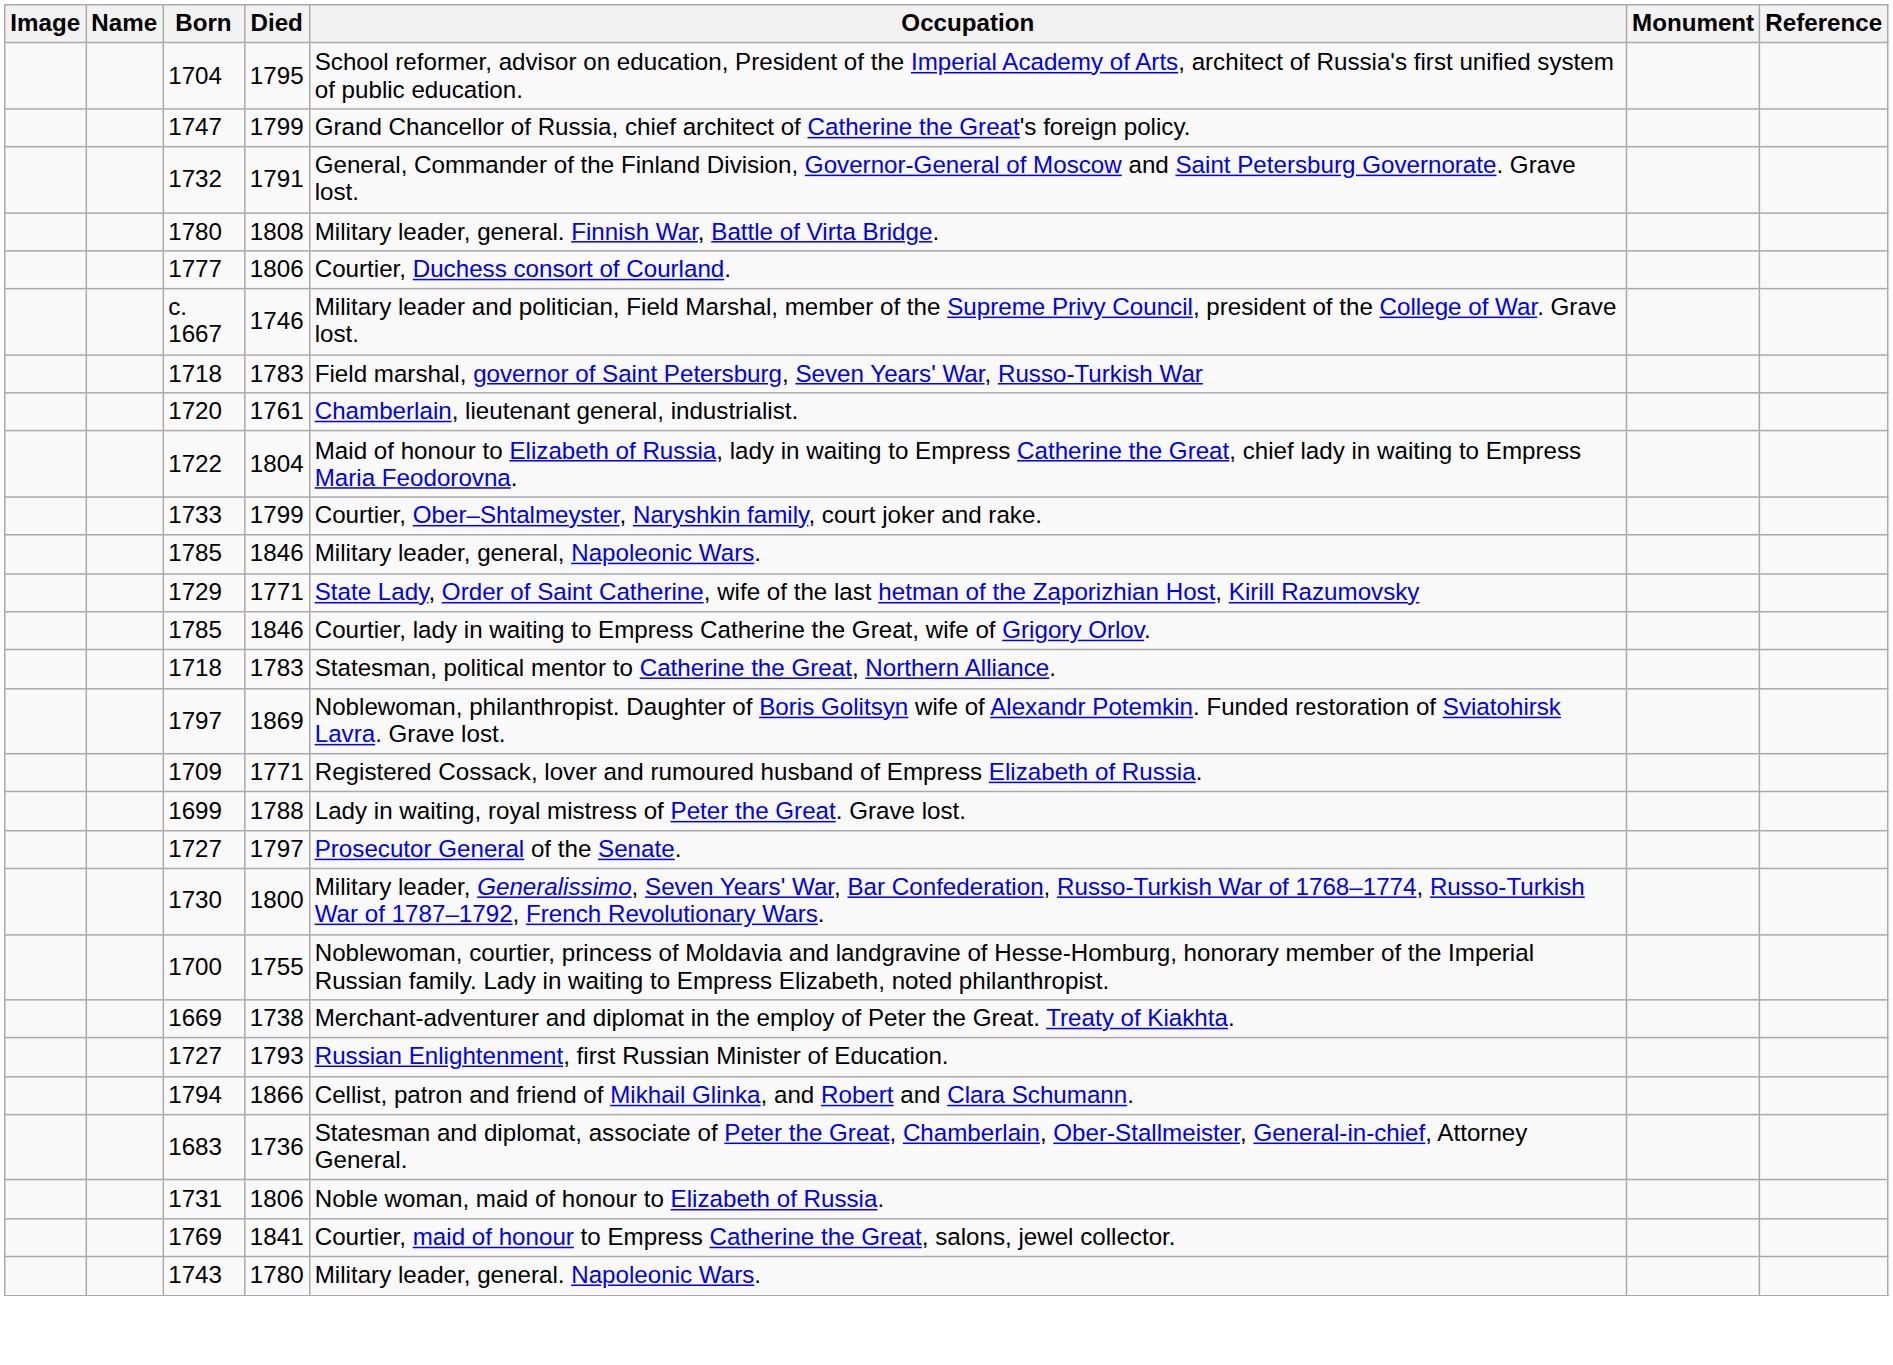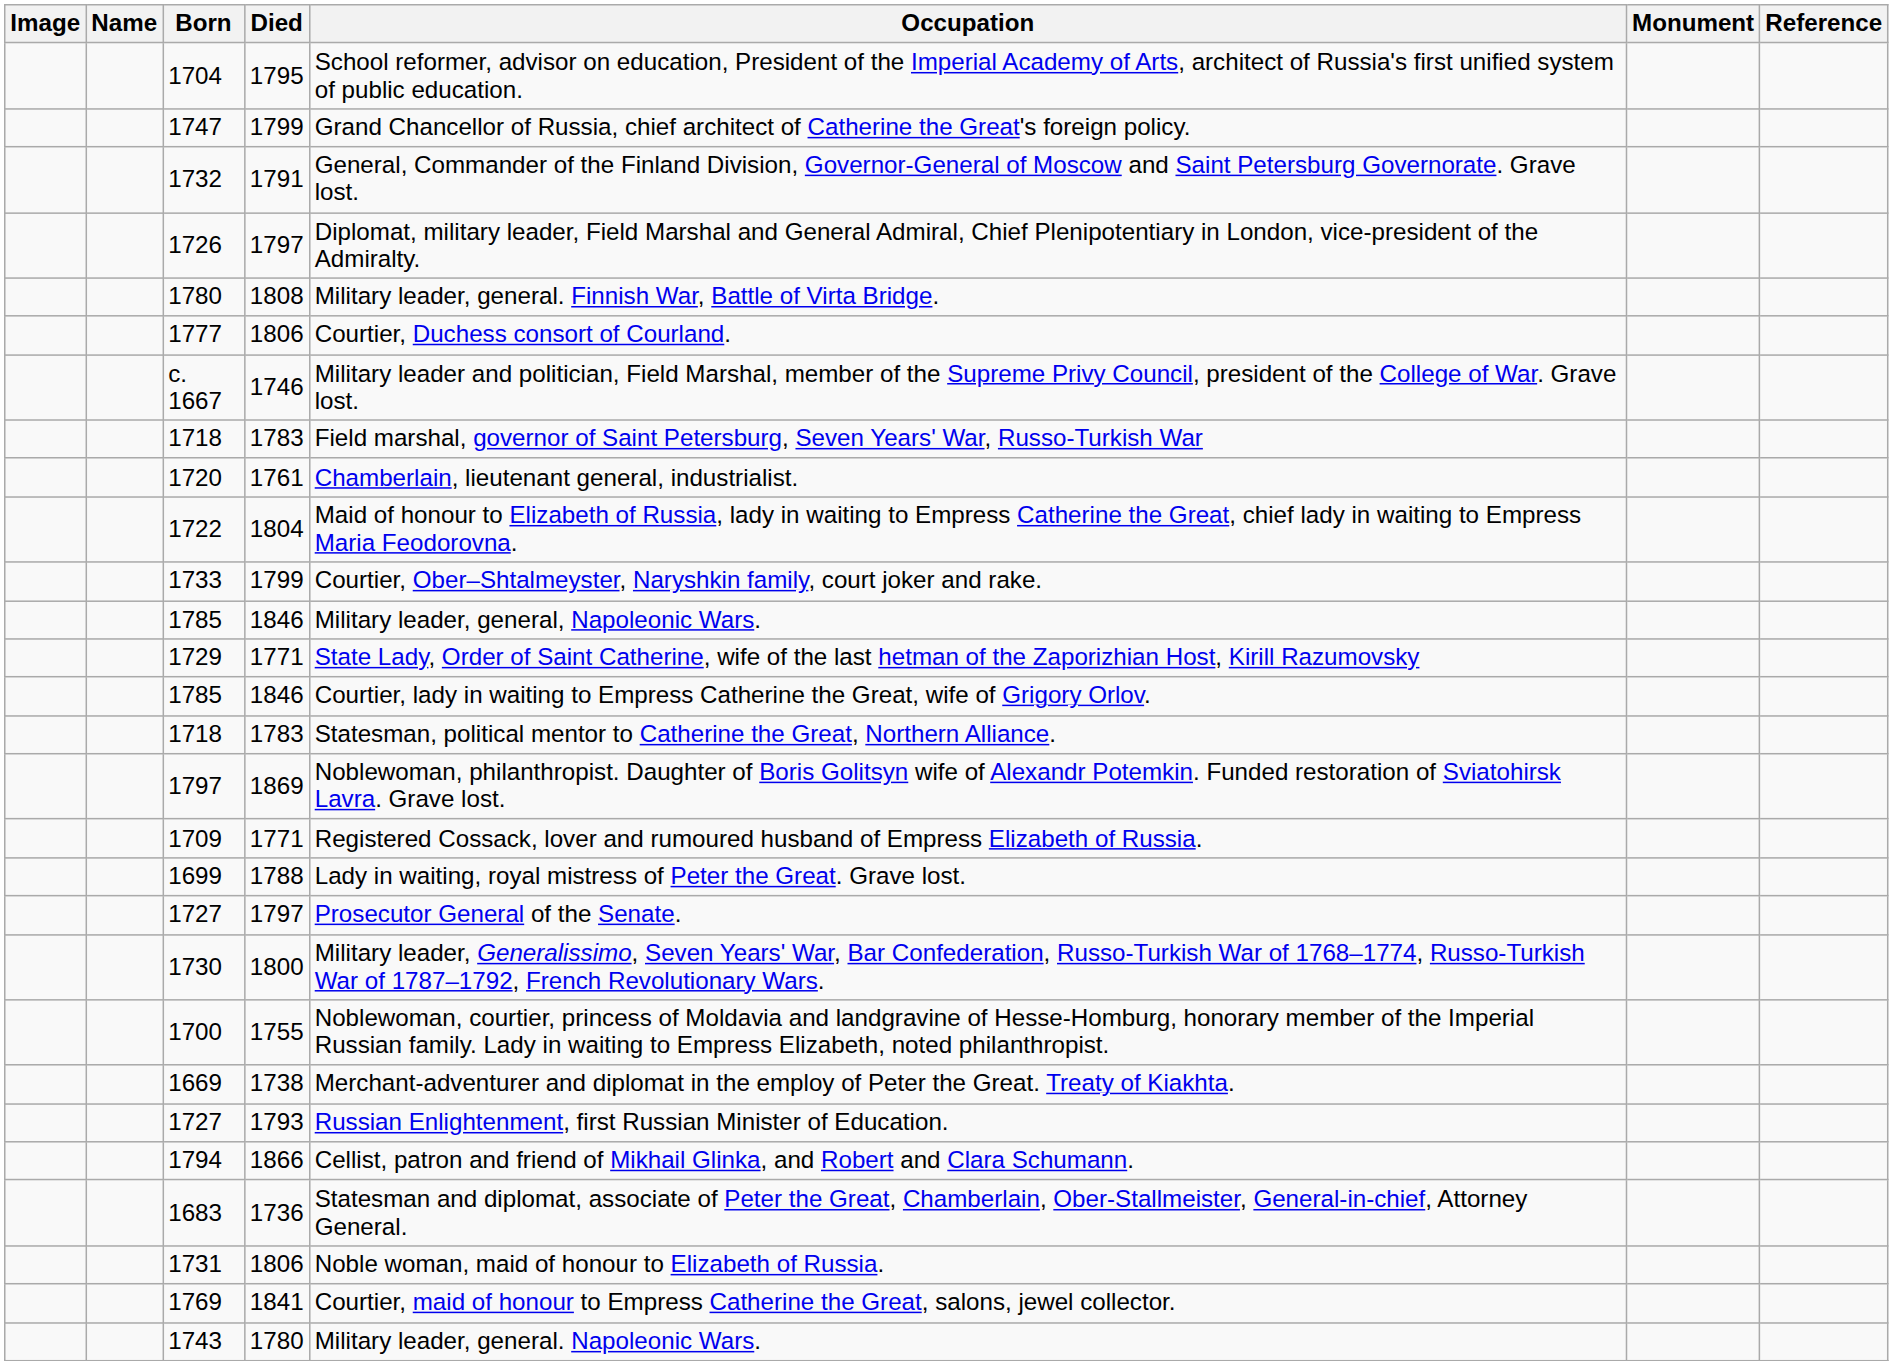+ row: (195, 244)
